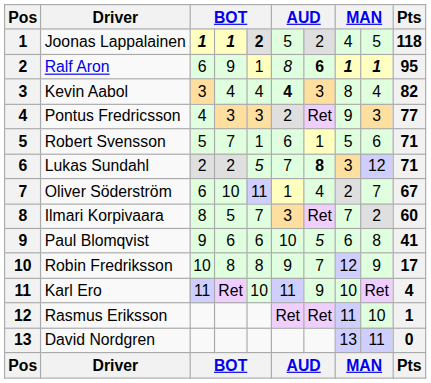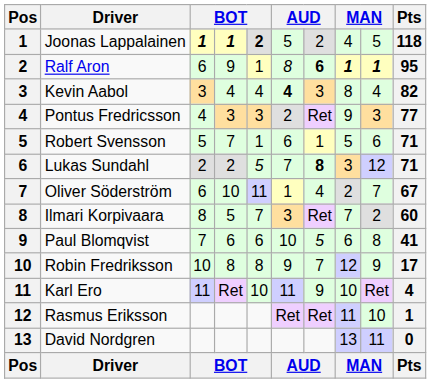(202, 240) 9 -> (202, 240) 7
